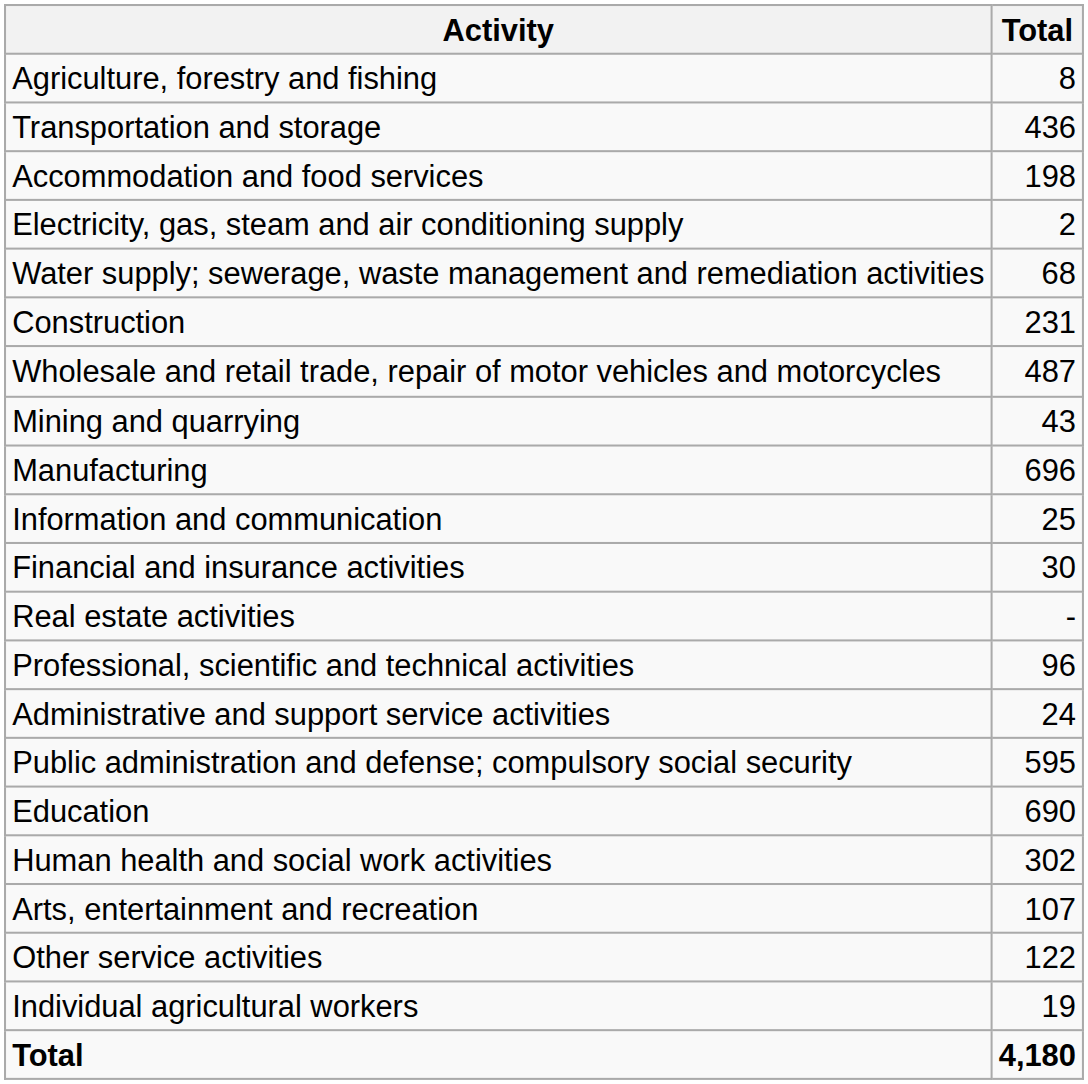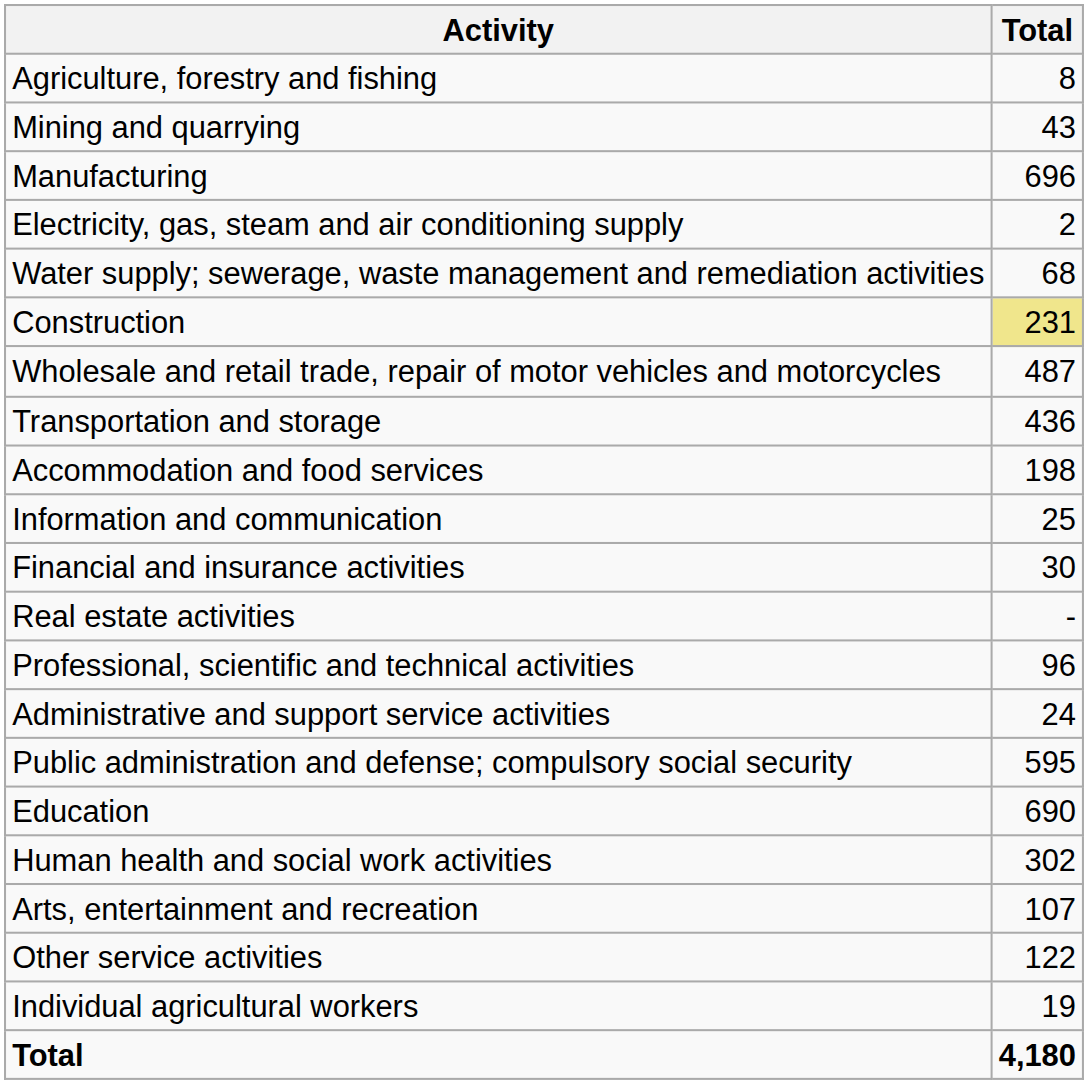rows swapped: (156, 420) <-> (197, 127)
rows swapped: (110, 469) <-> (248, 176)
(1050, 323) no background -> (1050, 323) khaki background
